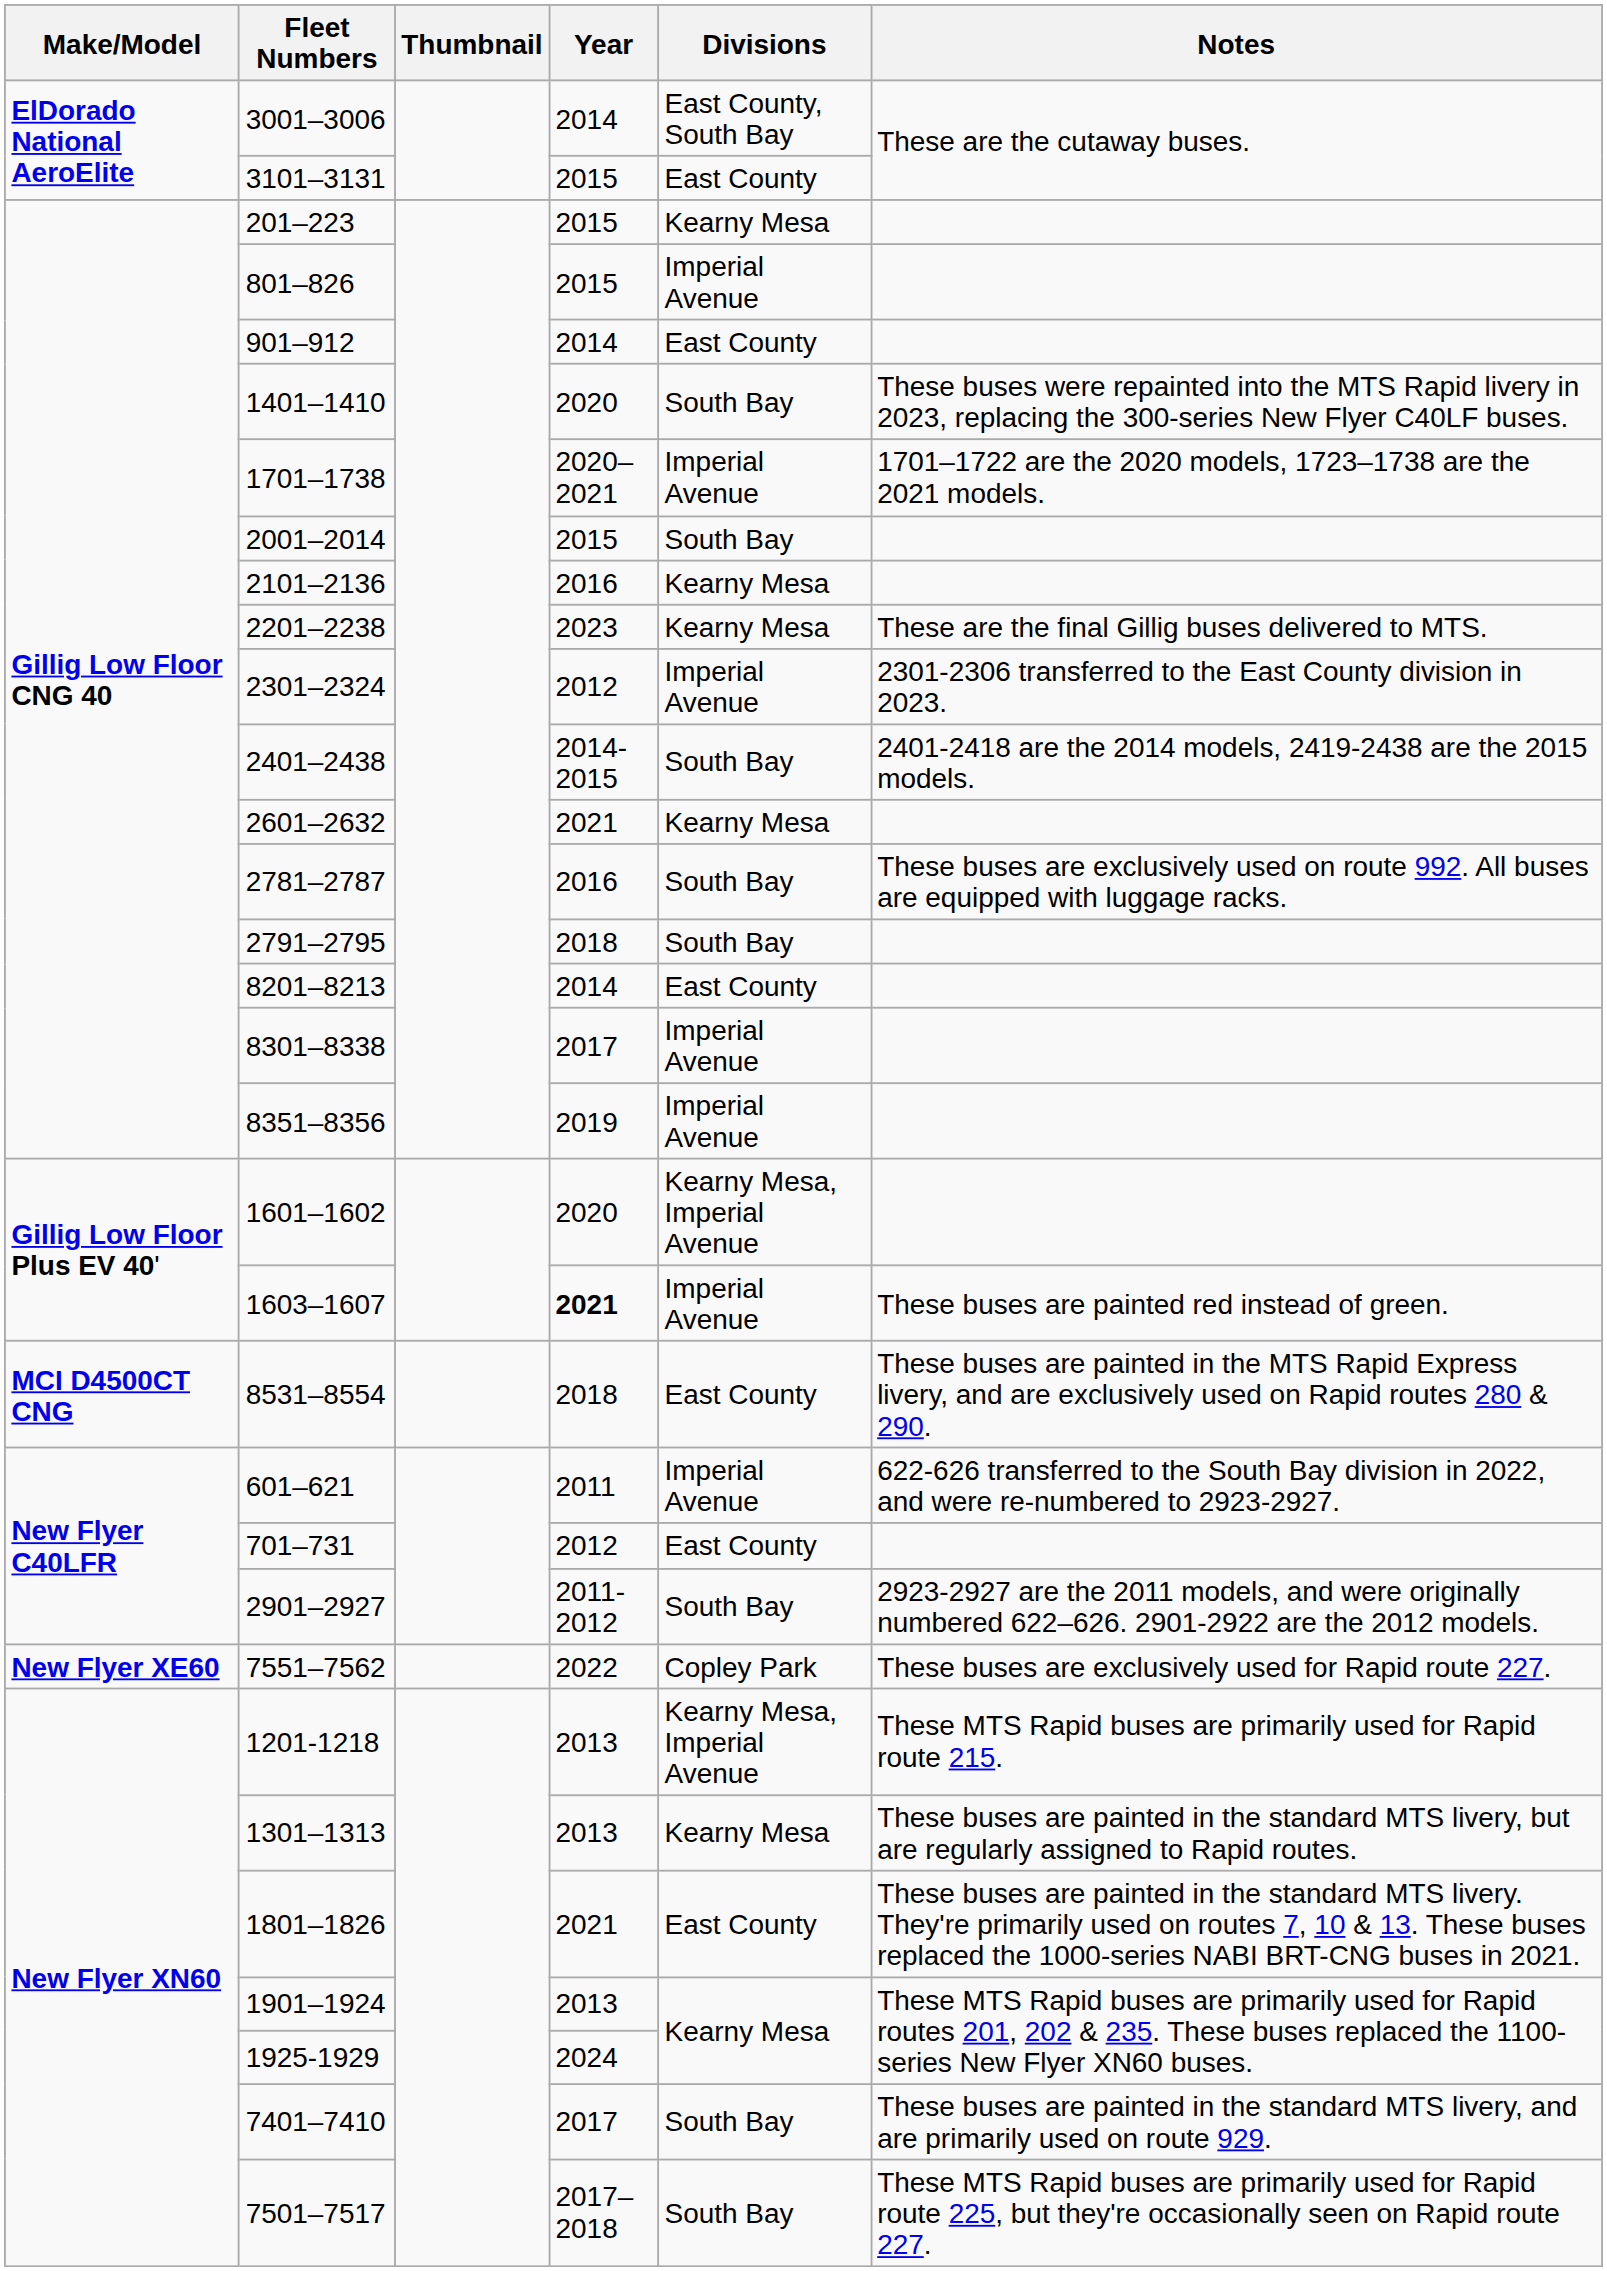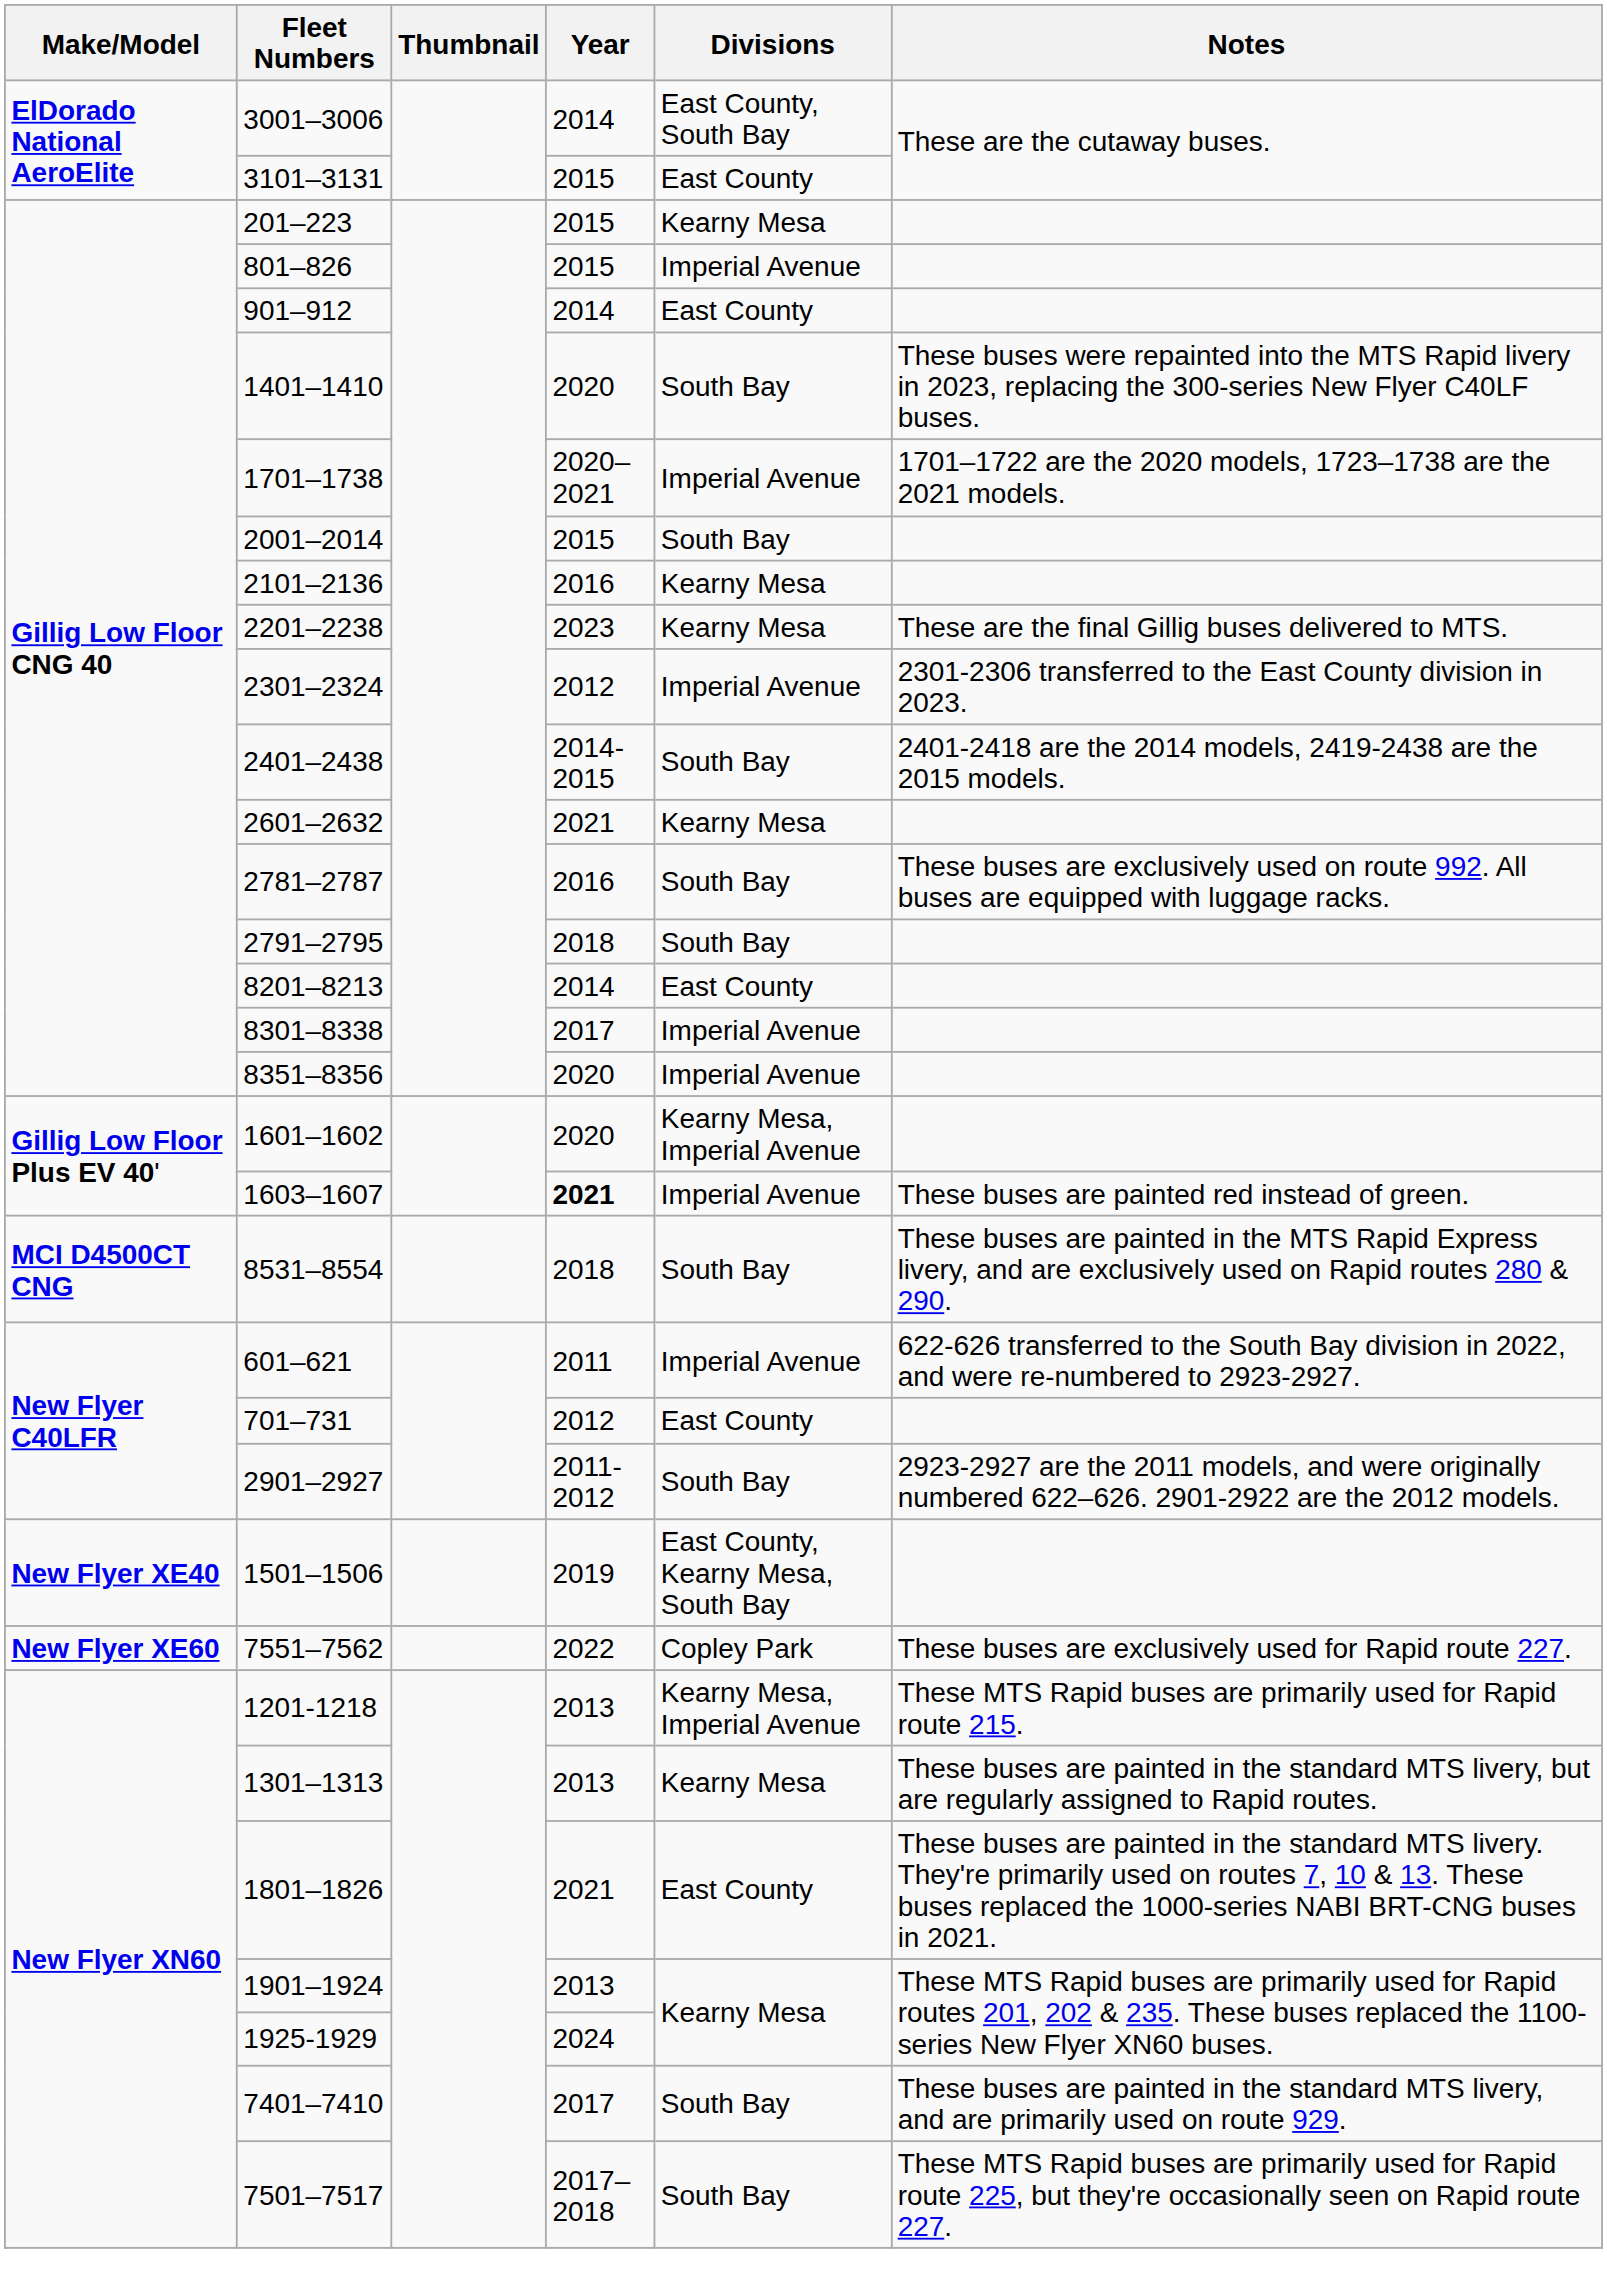(587, 1121) 2019 -> (584, 1074) 2020
(741, 1395) East County -> (725, 1270) South Bay
+ row: (313, 1572)
